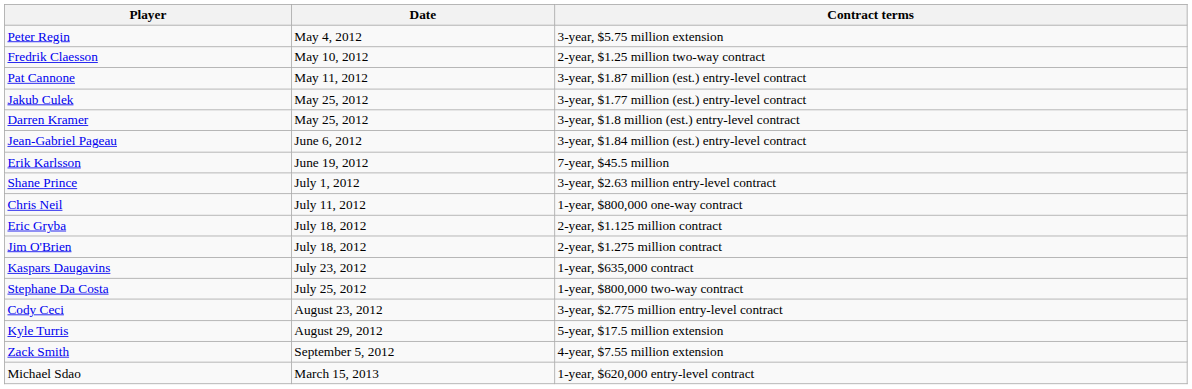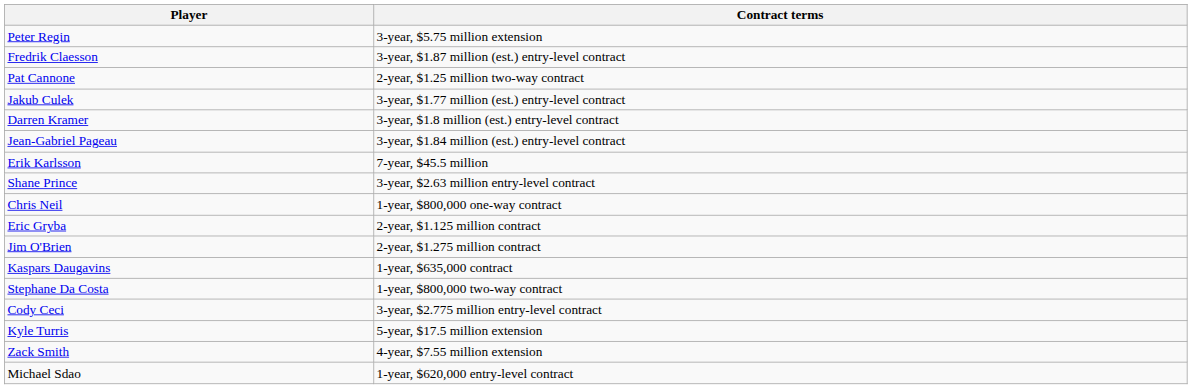- column: (423, 15)
(661, 57) 2-year, $1.25 million two-way contract -> (501, 57) 3-year, $1.87 million (est.) entry-level contract
(682, 78) 3-year, $1.87 million (est.) entry-level contract -> (480, 78) 2-year, $1.25 million two-way contract
